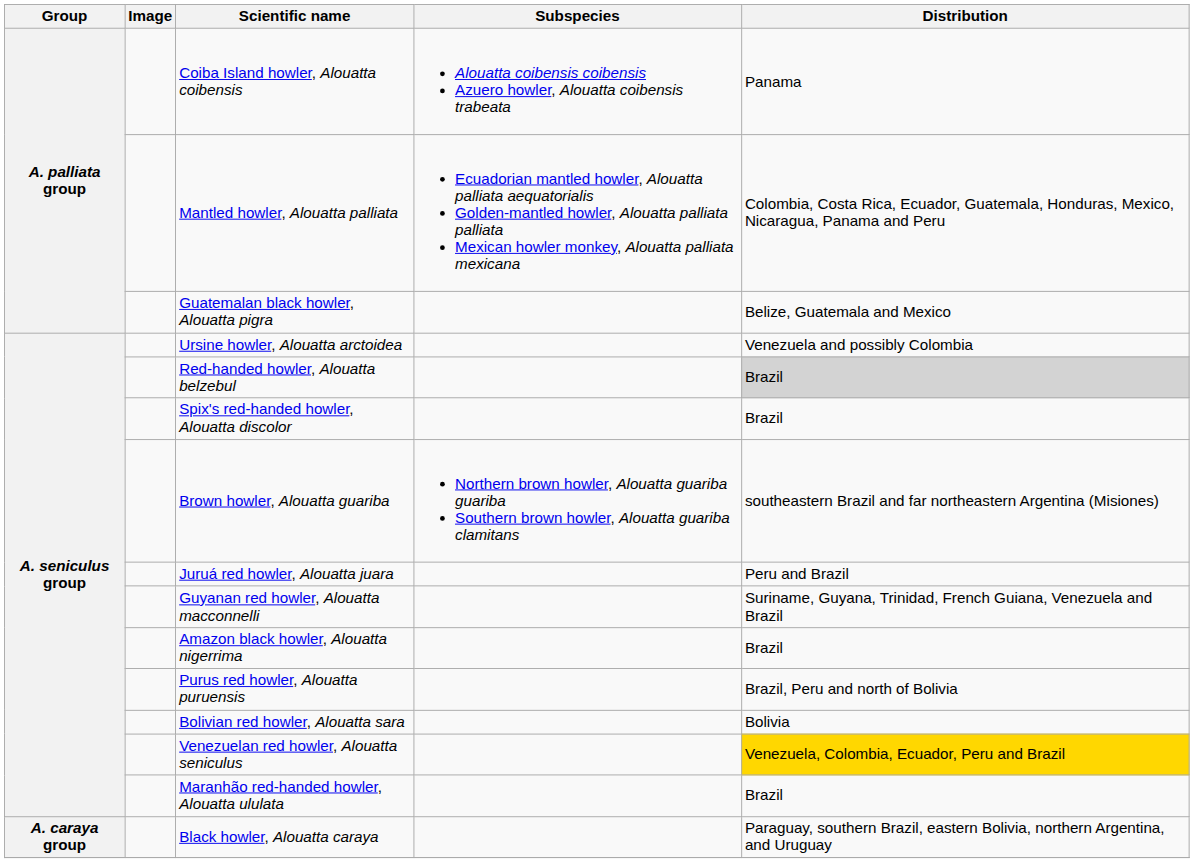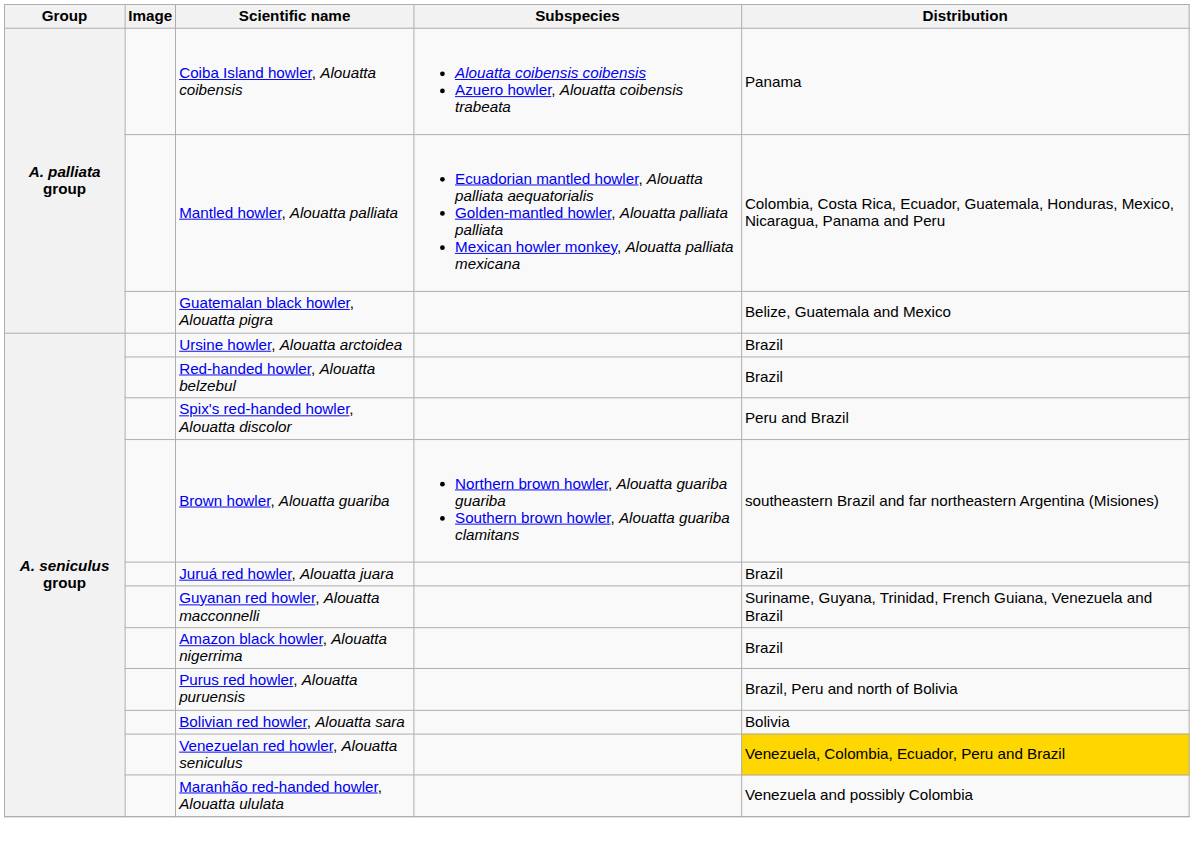(859, 344) Venezuela and possibly Colombia -> (764, 344) Brazil
(764, 377) lightgrey background -> (764, 377) no background
(764, 418) Brazil -> (797, 418) Peru and Brazil
(797, 574) Peru and Brazil -> (764, 574) Brazil
(764, 795) Brazil -> (859, 795) Venezuela and possibly Colombia
- row: (279, 836)
